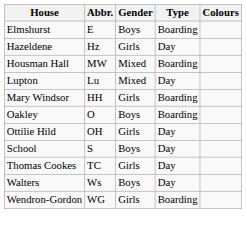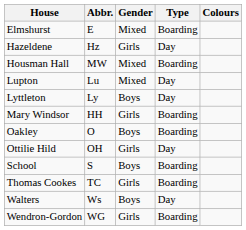(129, 30) Boys -> (132, 30) Mixed
+ row: (26, 98)
(167, 149) Day -> (178, 166) Boarding
(167, 166) Day -> (178, 183) Boarding
